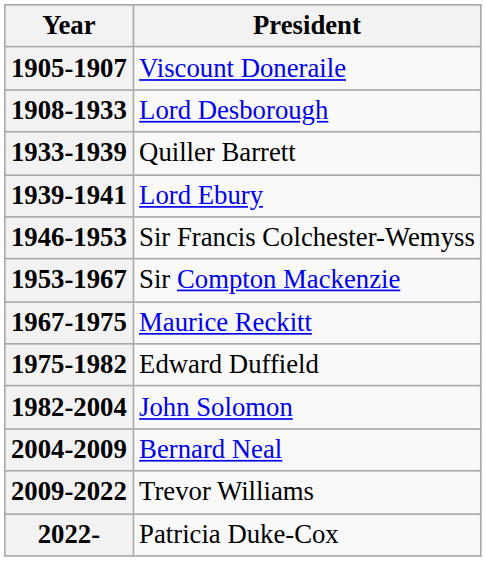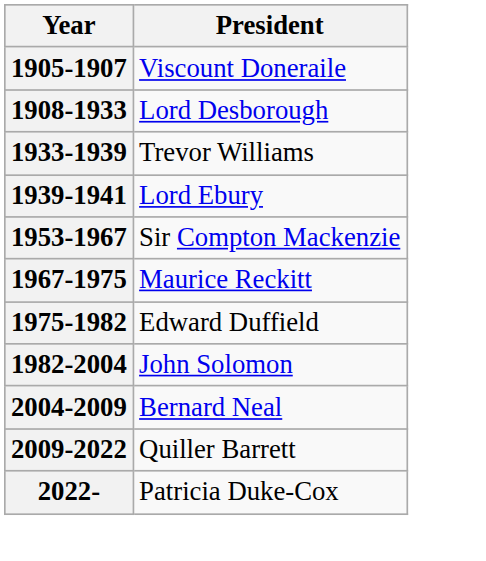(217, 152) Quiller Barrett -> (227, 152) Trevor Williams
- row: (69, 237)
(227, 491) Trevor Williams -> (217, 449) Quiller Barrett
